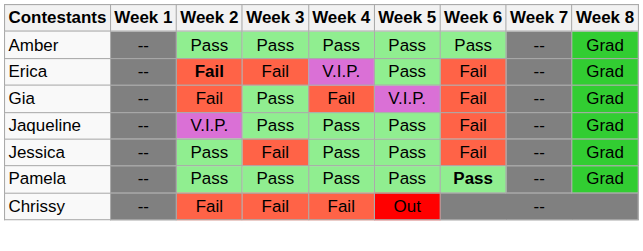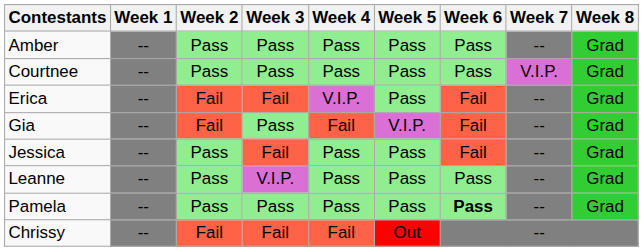+ row: (43, 71)
(209, 71) bold -> (209, 98) normal
- row: (45, 125)
+ row: (37, 179)
